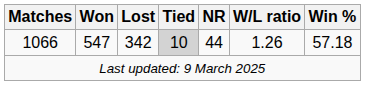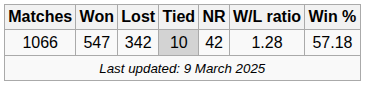(214, 42) 44 -> (214, 42) 42
(267, 42) 1.26 -> (267, 42) 1.28
